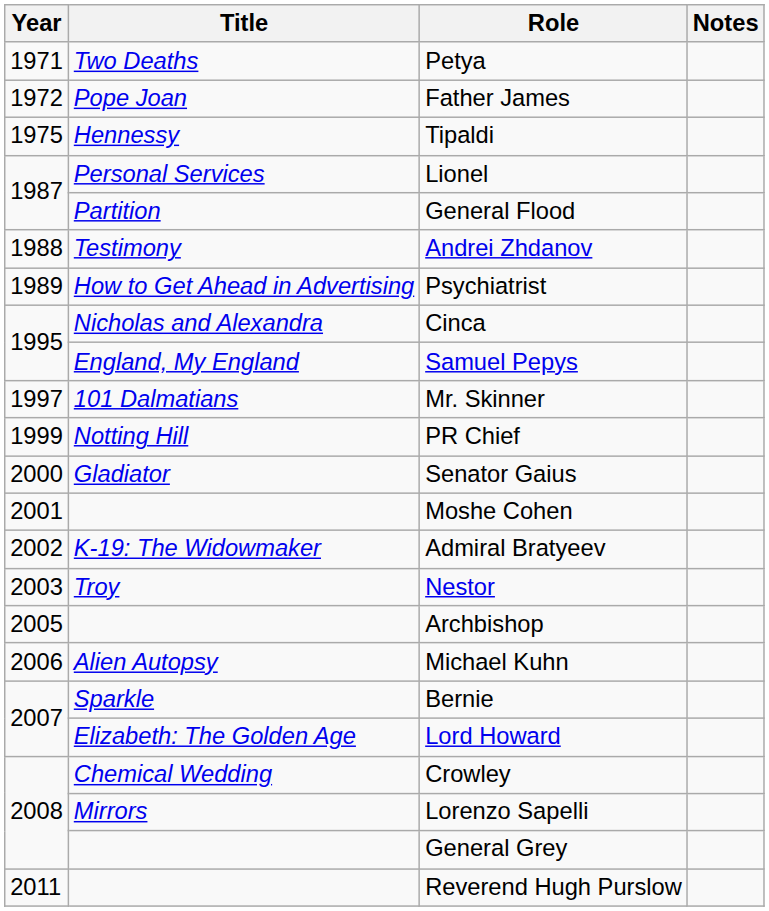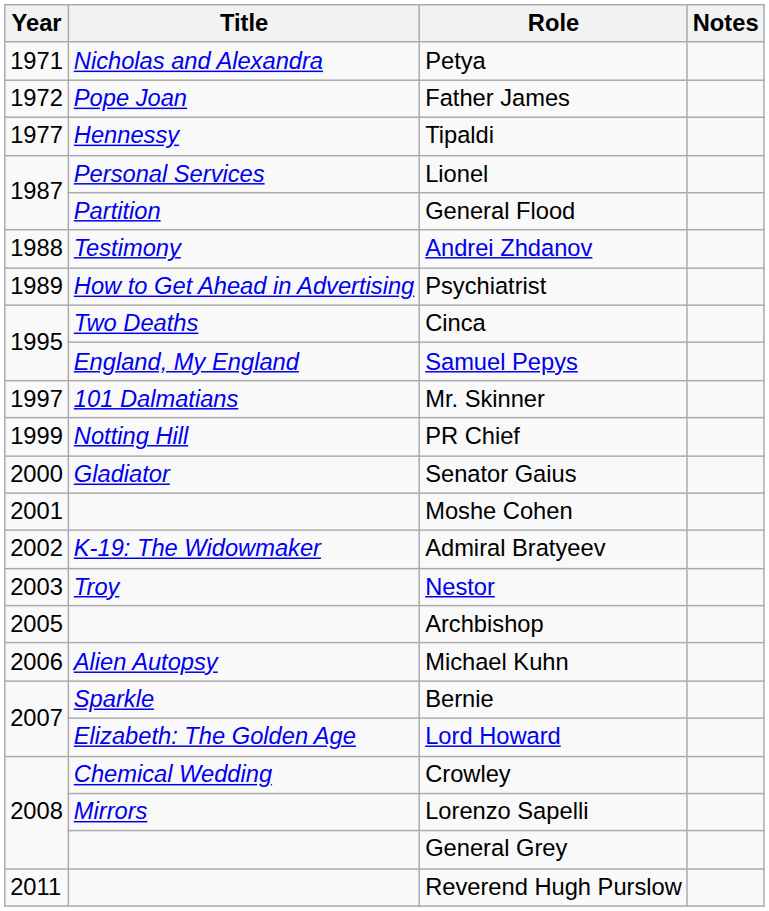(136, 60) Two Deaths -> (198, 60) Nicholas and Alexandra
(37, 135) 1975 -> (37, 135) 1977
(198, 323) Nicholas and Alexandra -> (136, 323) Two Deaths
